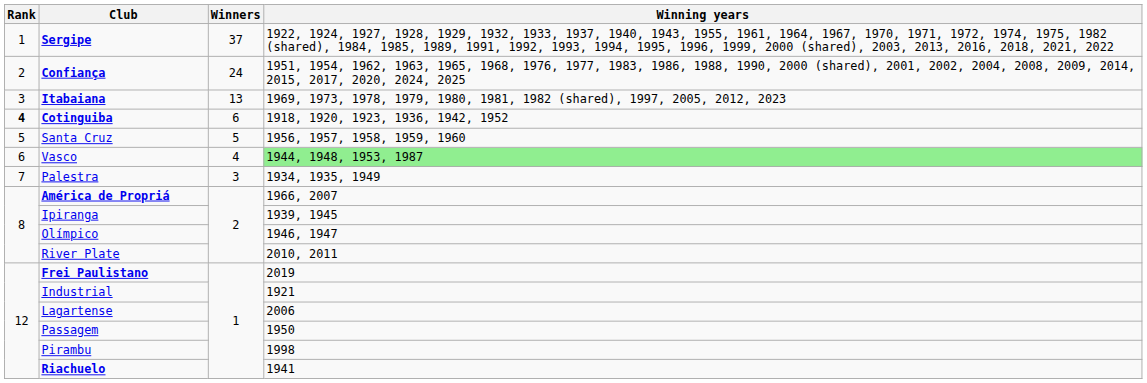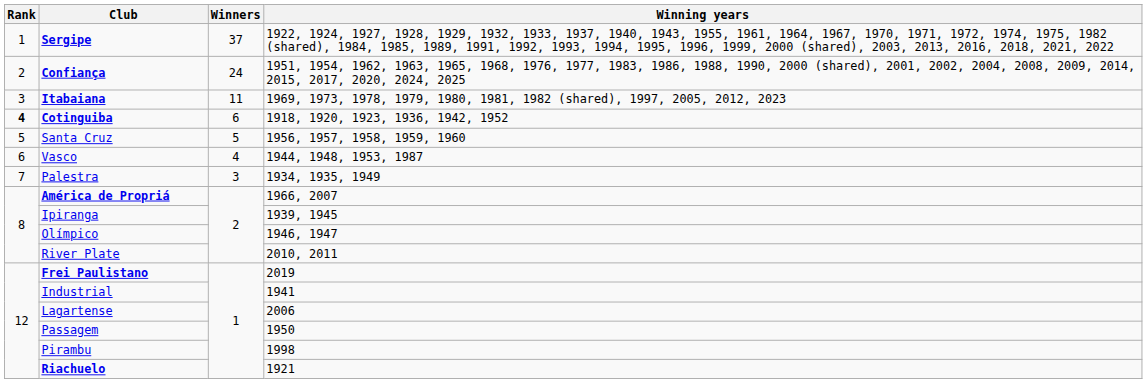(236, 99) 13 -> (236, 99) 11
(345, 157) lightgreen background -> (345, 157) no background
(281, 292) 1921 -> (281, 292) 1941
(281, 369) 1941 -> (281, 369) 1921
